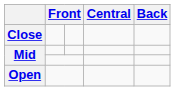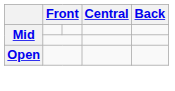- row: (25, 34)
